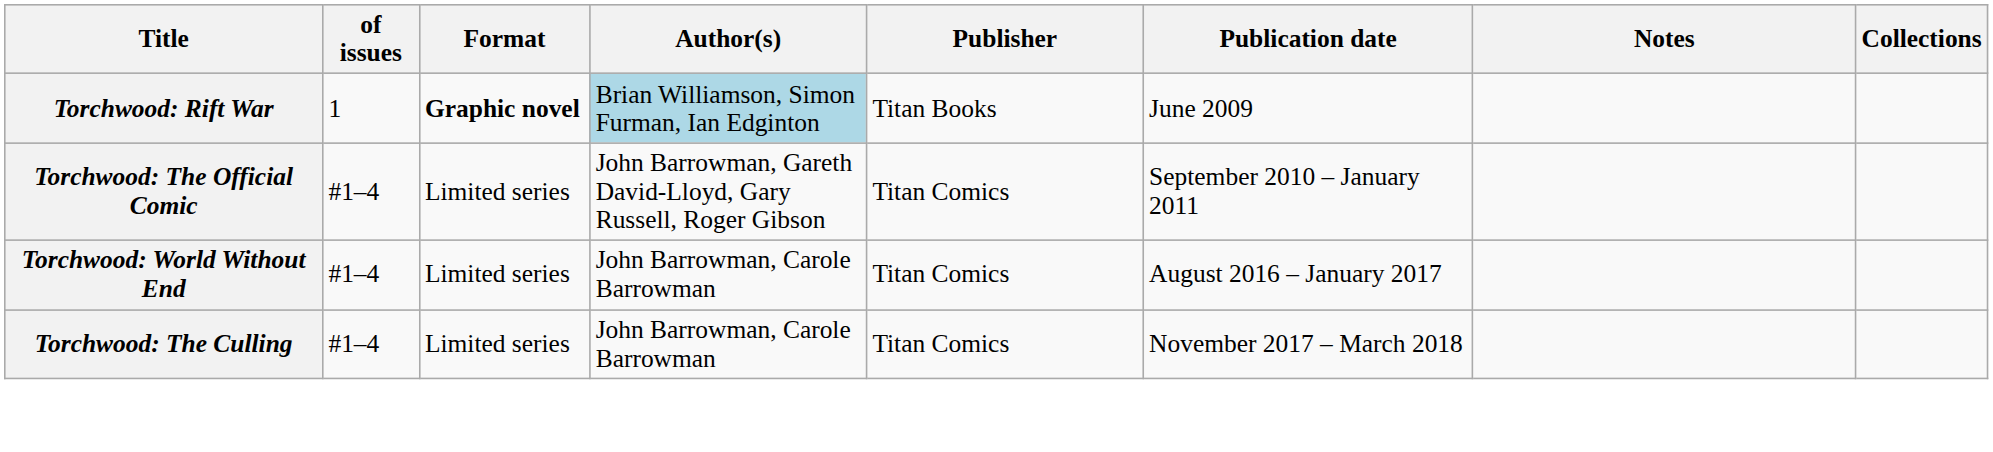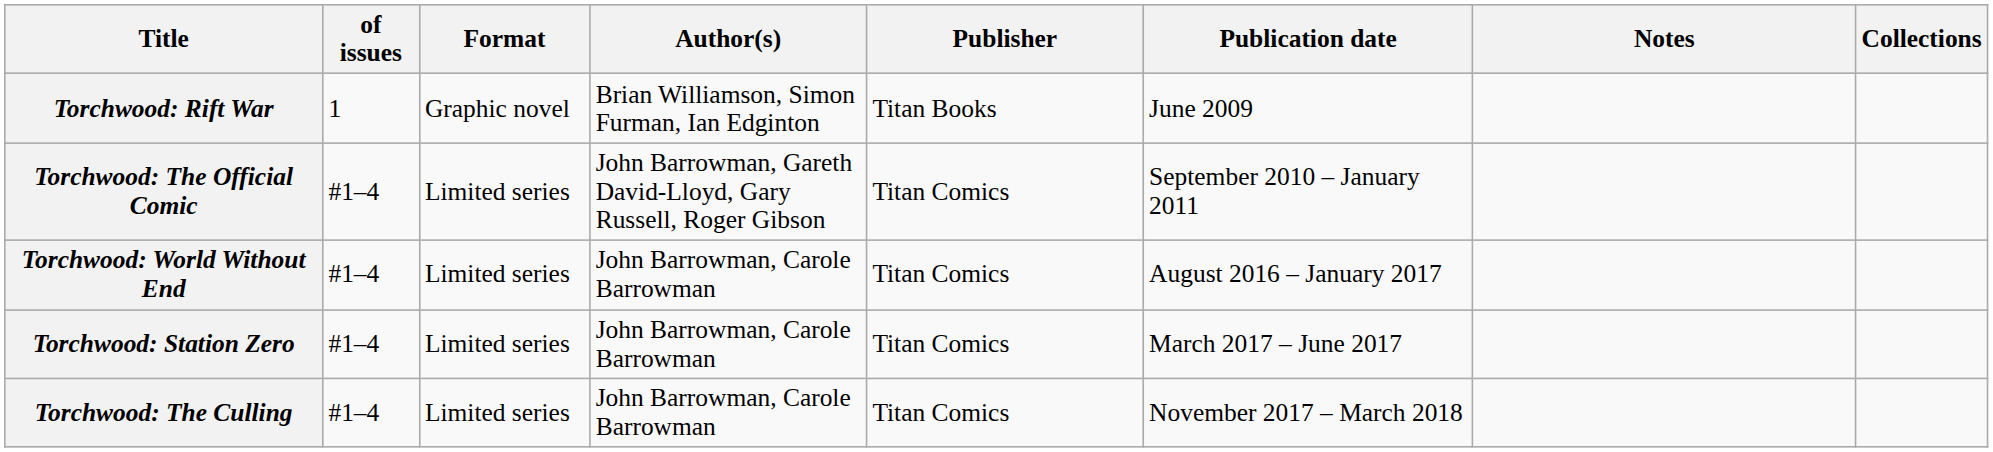(502, 107) bold -> (497, 107) normal
(725, 107) lightblue background -> (725, 107) no background
+ row: (164, 343)
